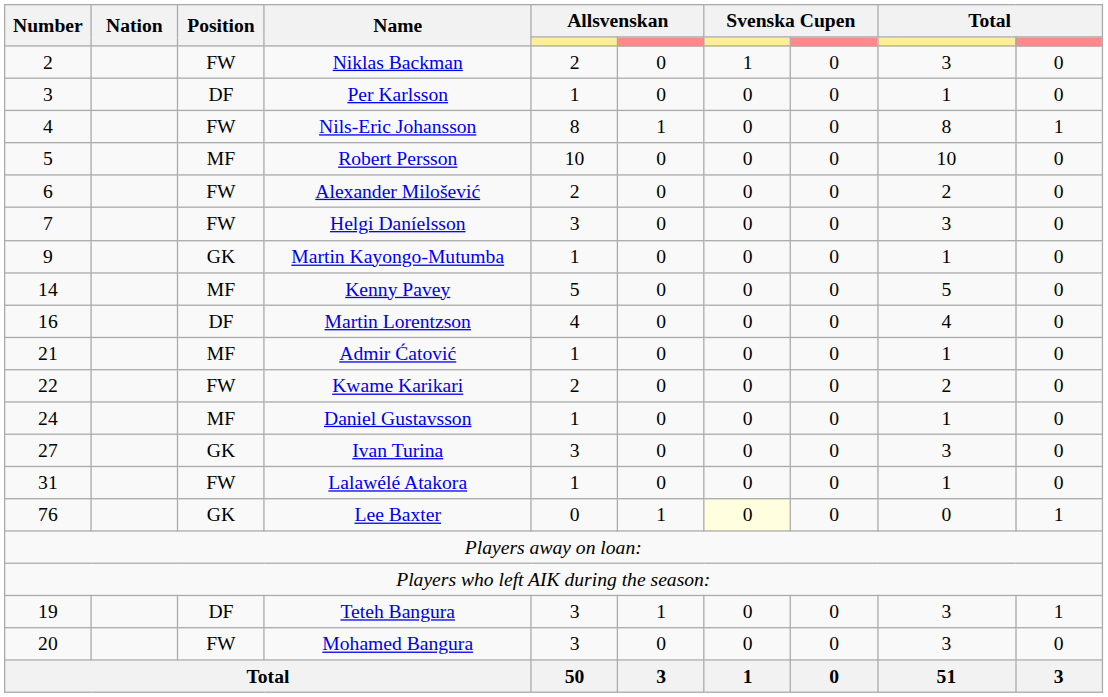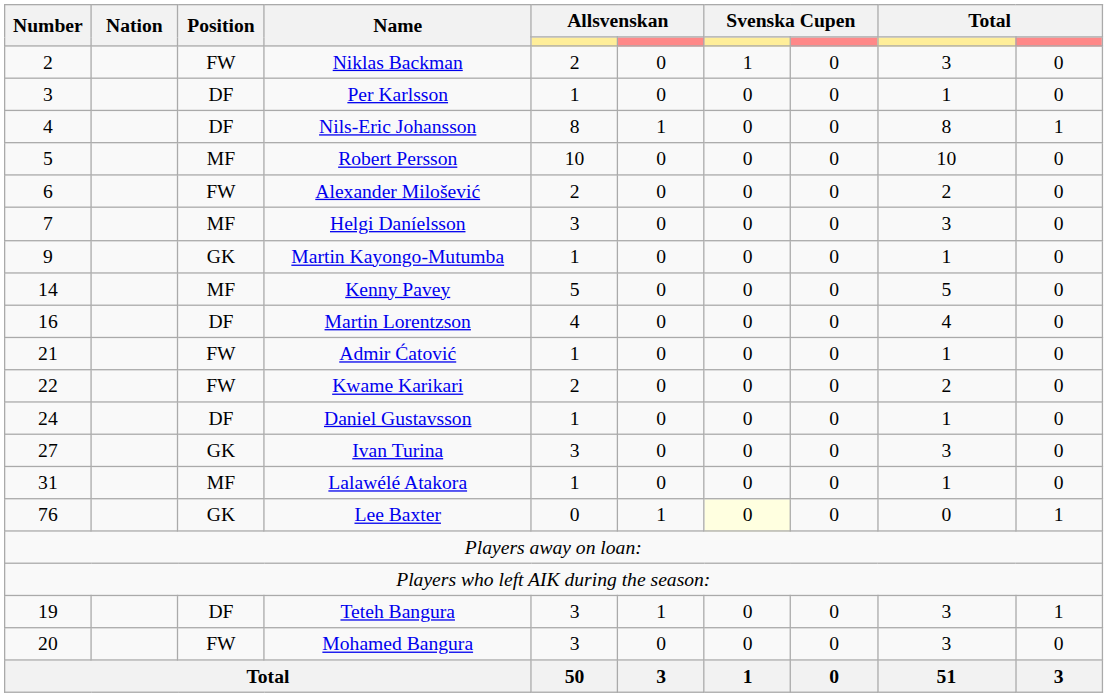(221, 126) FW -> (221, 126) DF
(221, 223) FW -> (221, 223) MF
(221, 353) MF -> (221, 353) FW
(221, 417) MF -> (221, 417) DF
(221, 482) FW -> (221, 482) MF
